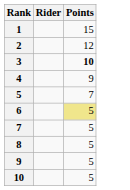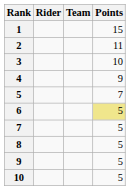+ column: (78, 12)
(89, 45) 12 -> (118, 45) 11
(89, 62) bold -> (118, 62) normal
